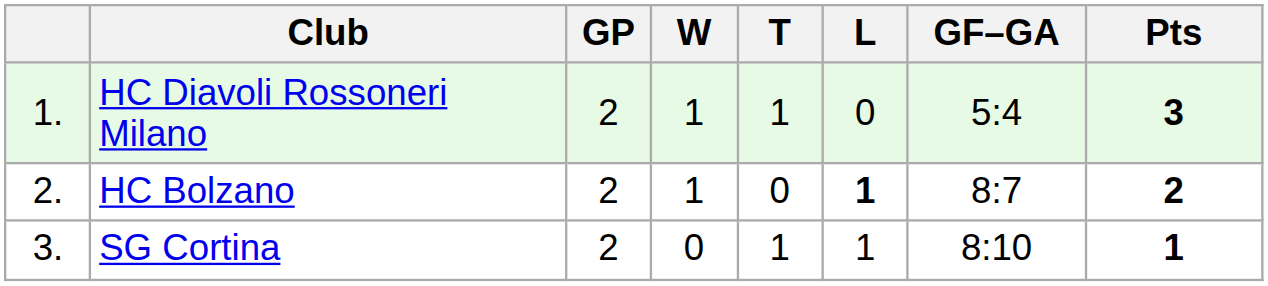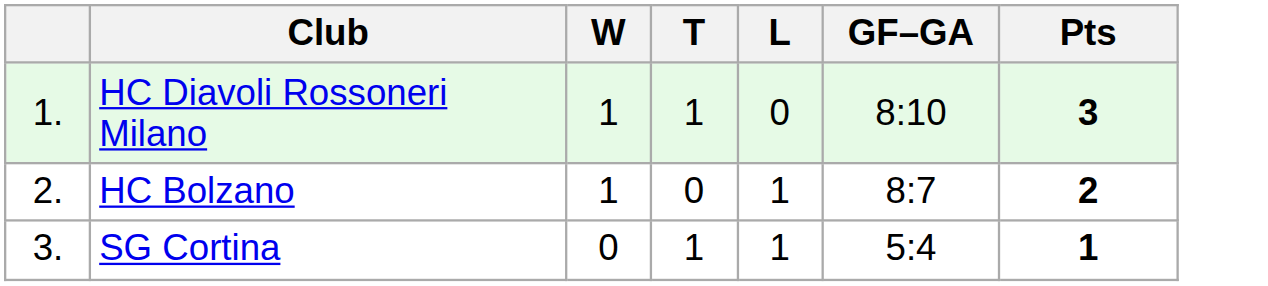- column: (608, 33)
(997, 112) 5:4 -> (911, 112) 8:10
(865, 190) bold -> (780, 190) normal
(997, 249) 8:10 -> (911, 249) 5:4
